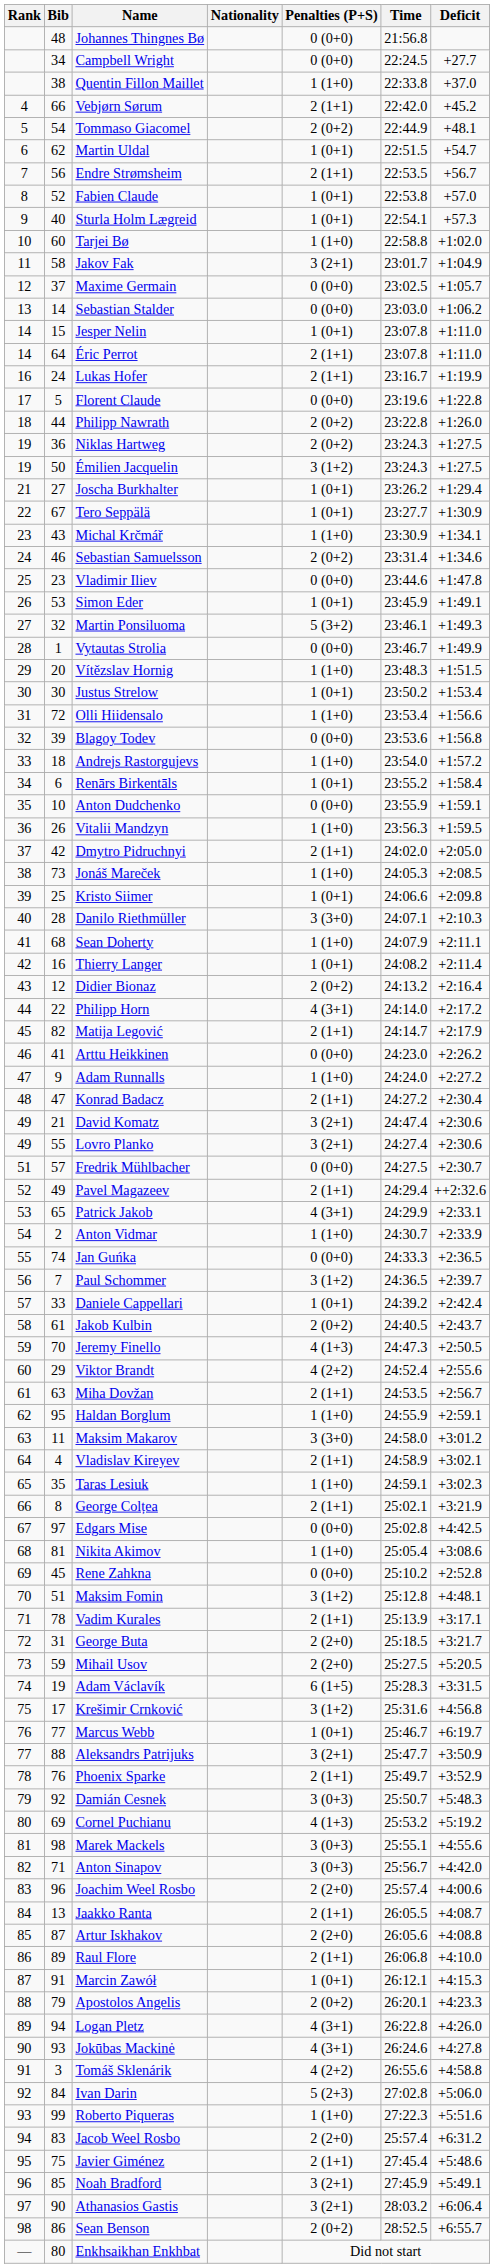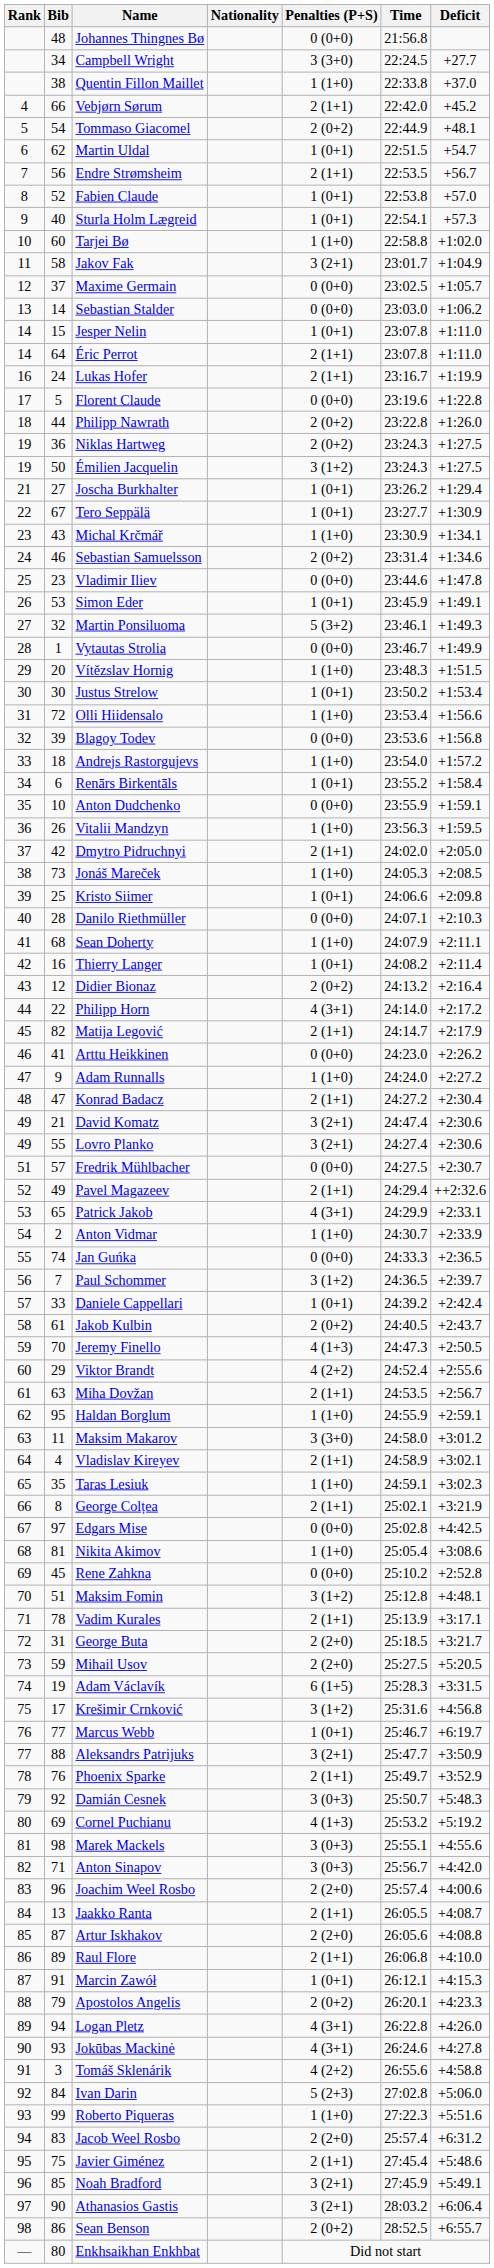(332, 60) 0 (0+0) -> (332, 60) 3 (3+0)
(332, 919) 3 (3+0) -> (332, 919) 0 (0+0)
